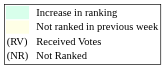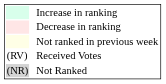+ row: (78, 27)
(17, 56) no background -> (17, 70) lightgrey background
